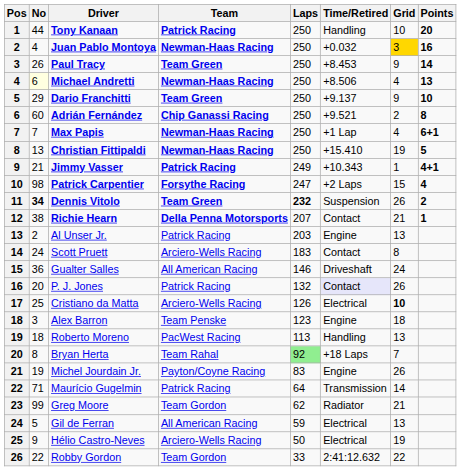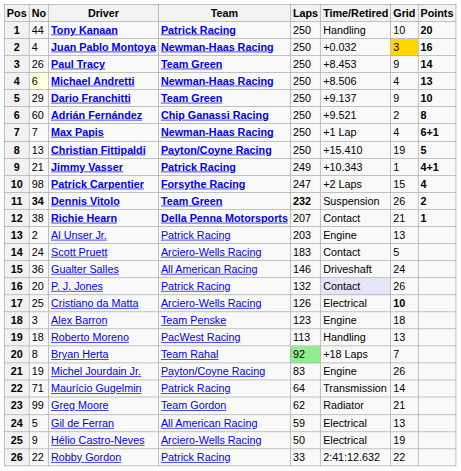(217, 150) Newman-Haas Racing -> (216, 150) Payton/Coyne Racing
(396, 252) 8 -> (396, 252) 5
(194, 457) Team Gordon -> (196, 457) Patrick Racing
